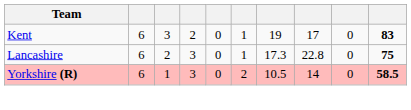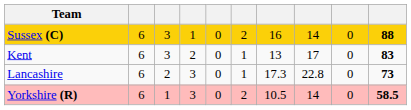+ row: (35, 34)
(275, 34) 19 -> (275, 54) 13
(388, 54) 75 -> (388, 74) 73
